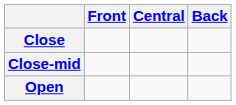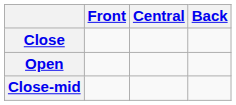rows swapped: (44, 64) <-> (44, 87)
